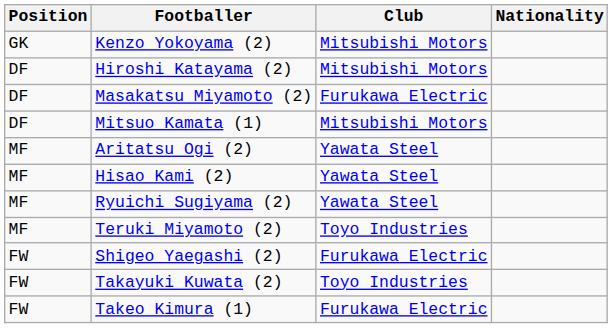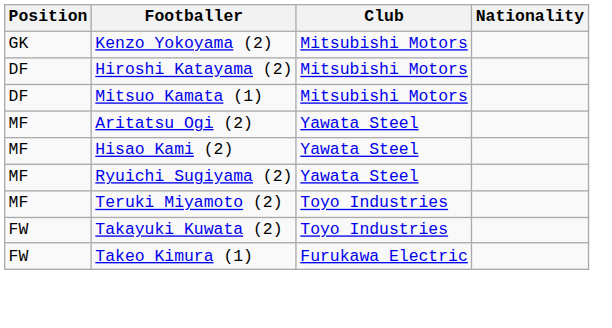- row: (204, 98)
- row: (189, 257)
